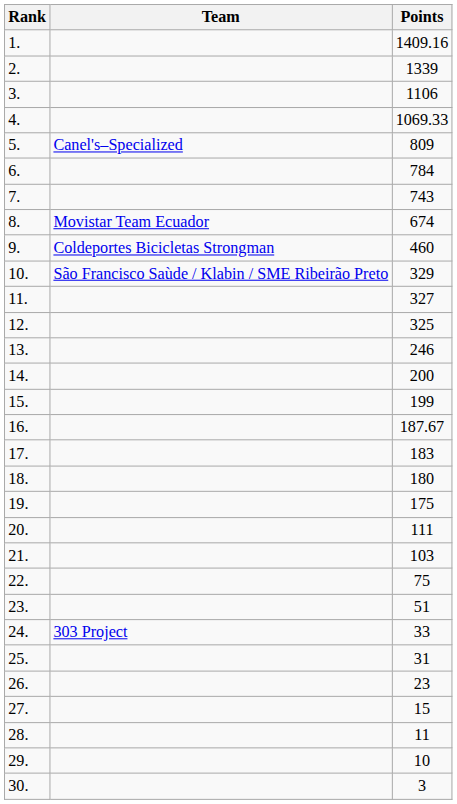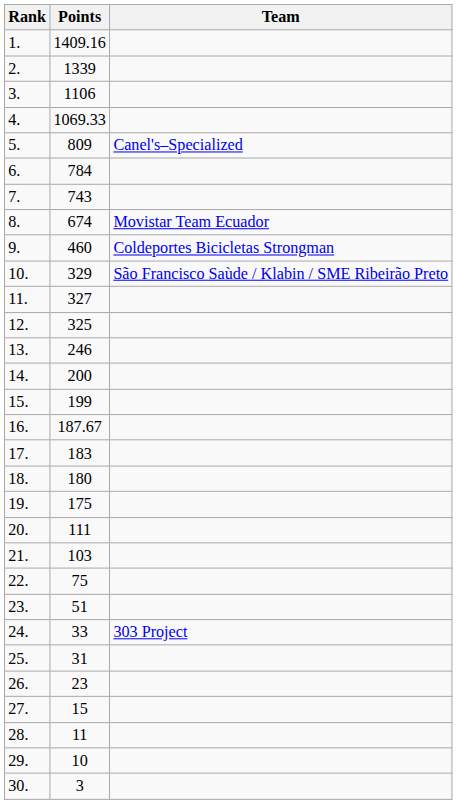columns swapped: (221, 17) <-> (422, 17)
